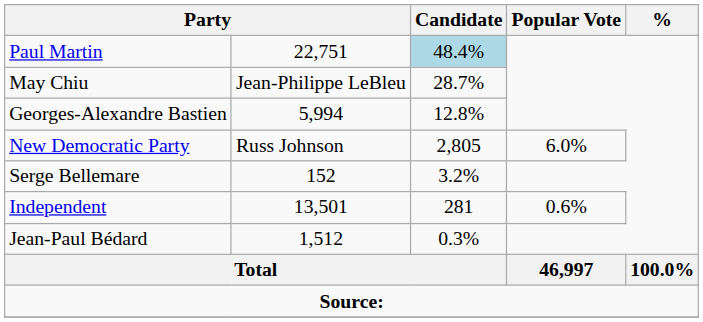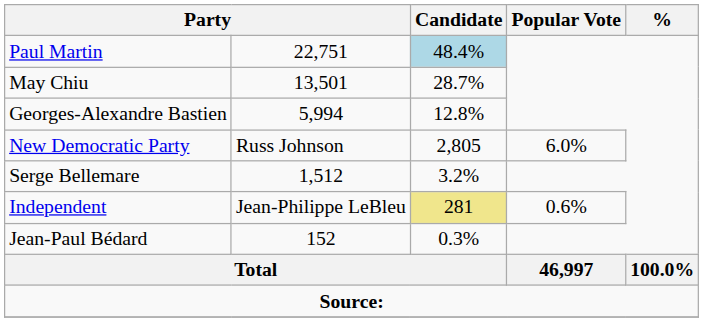(321, 82) Jean-Philippe LeBleu -> (321, 82) 13,501
(321, 176) 152 -> (321, 176) 1,512
(321, 207) 13,501 -> (321, 207) Jean-Philippe LeBleu
(459, 207) no background -> (459, 207) khaki background
(321, 238) 1,512 -> (321, 238) 152
